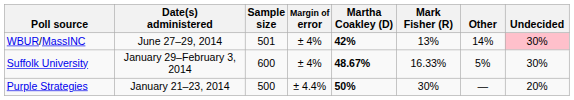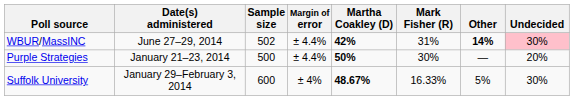(266, 41) 501 -> (266, 41) 502
(310, 41) ± 4% -> (310, 41) ± 4.4%
(428, 41) 13% -> (428, 41) 31%
(483, 41) normal -> (483, 41) bold
rows swapped: (47, 64) <-> (47, 86)
